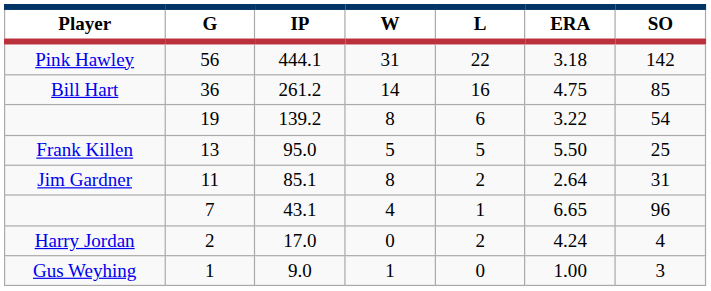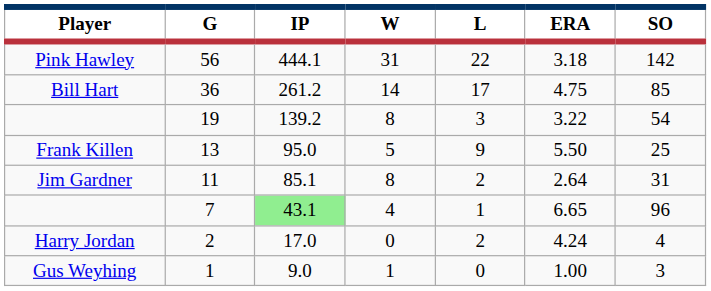(480, 89) 16 -> (480, 89) 17
(480, 119) 6 -> (480, 119) 3
(480, 149) 5 -> (480, 149) 9
(300, 210) no background -> (300, 210) lightgreen background
